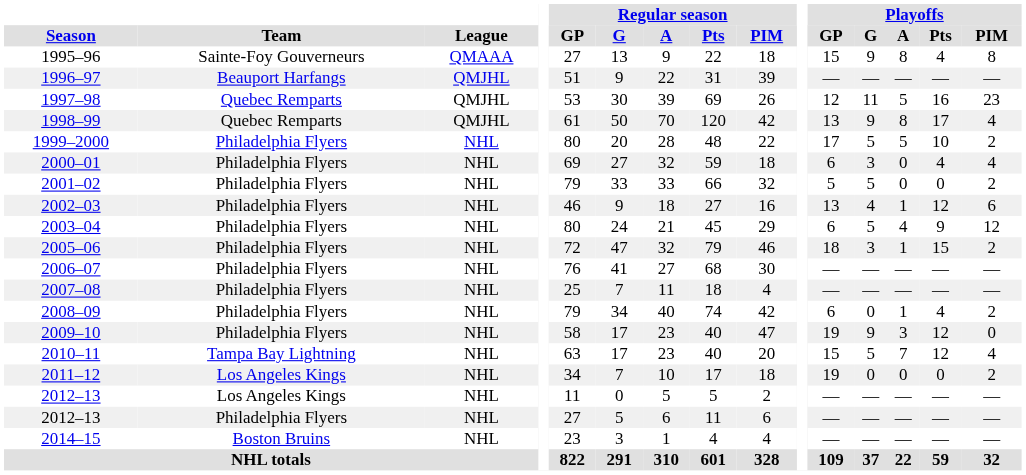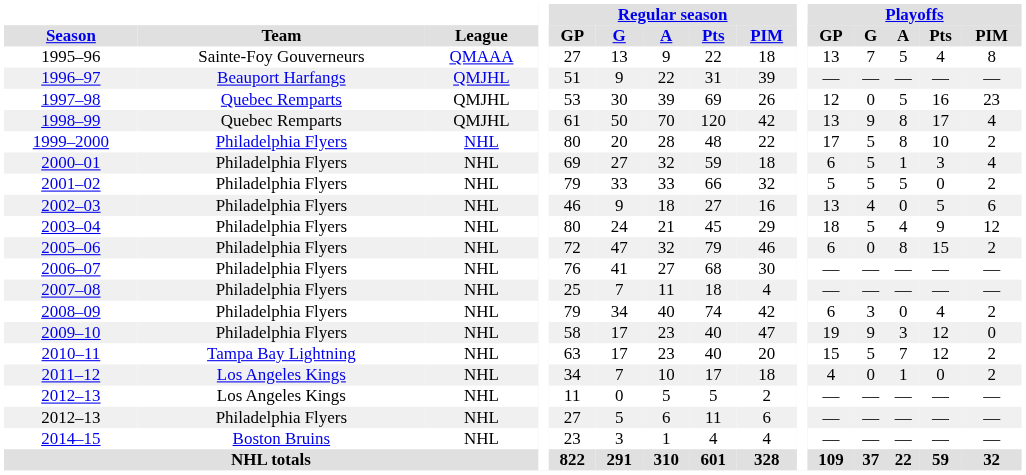(831, 56) 15 -> (831, 56) 13
(871, 56) 9 -> (871, 56) 7
(903, 56) 8 -> (903, 56) 5
(871, 99) 11 -> (871, 99) 0
(903, 141) 5 -> (903, 141) 8
(871, 162) 3 -> (871, 162) 5
(903, 162) 0 -> (903, 162) 1
(941, 162) 4 -> (941, 162) 3
(903, 184) 0 -> (903, 184) 5
(903, 205) 1 -> (903, 205) 0
(941, 205) 12 -> (941, 205) 5
(831, 226) 6 -> (831, 226) 18
(831, 247) 18 -> (831, 247) 6
(871, 247) 3 -> (871, 247) 0
(903, 247) 1 -> (903, 247) 8
(871, 311) 0 -> (871, 311) 3
(903, 311) 1 -> (903, 311) 0
(992, 353) 4 -> (992, 353) 2
(831, 374) 19 -> (831, 374) 4
(903, 374) 0 -> (903, 374) 1
